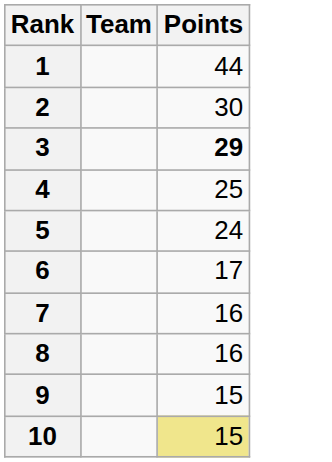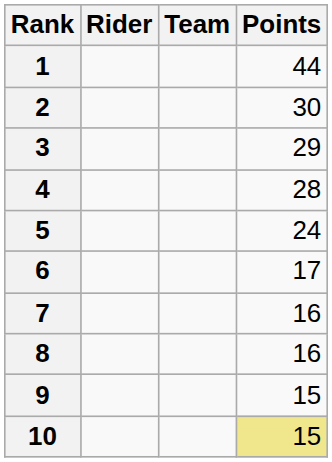+ column: (119, 25)
(229, 148) bold -> (307, 148) normal
(229, 189) 25 -> (307, 189) 28
